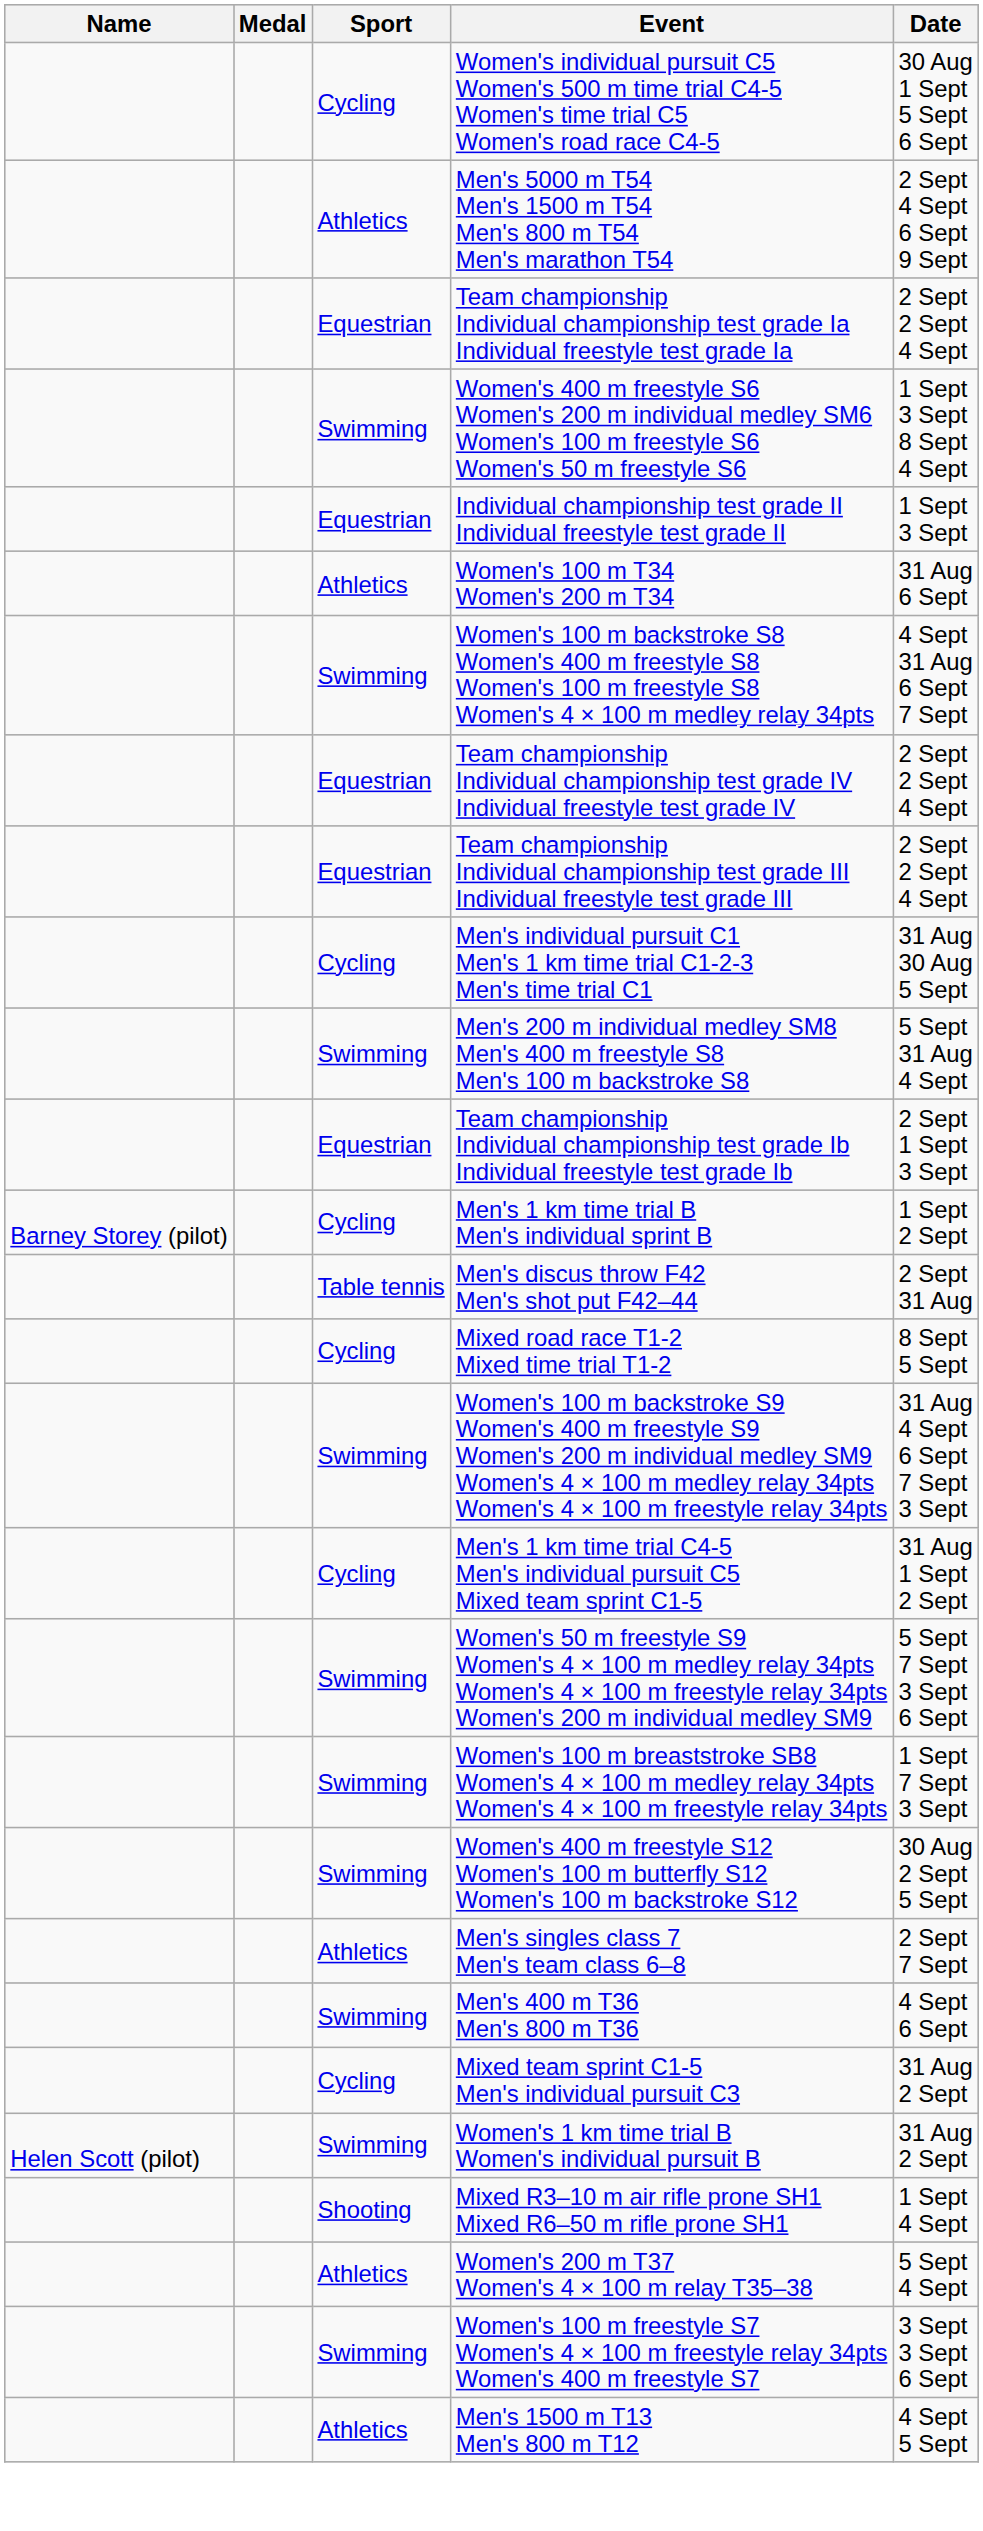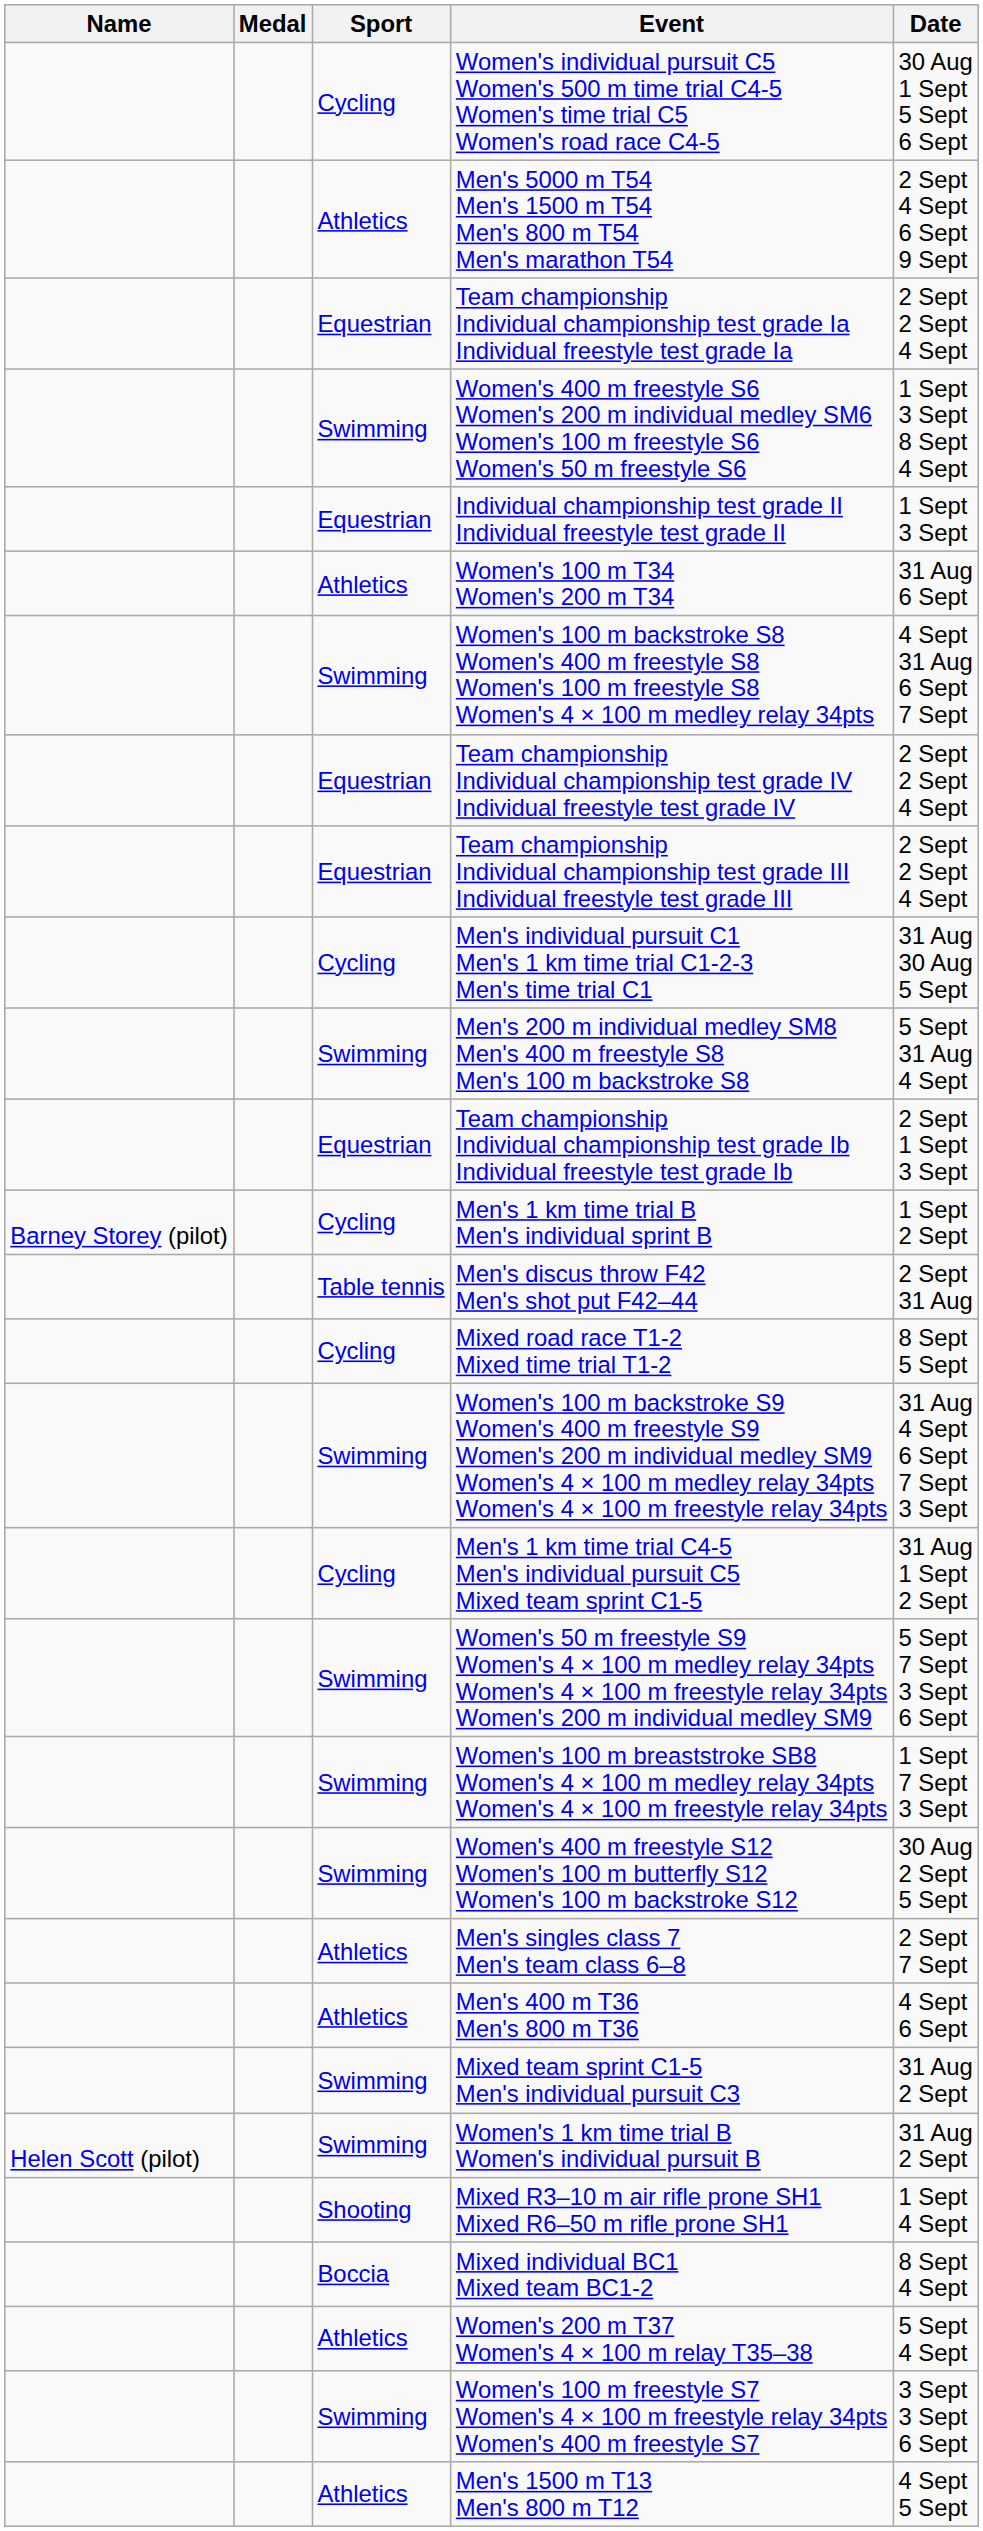(372, 2016) Swimming -> (363, 2016) Athletics
(357, 2080) Cycling -> (372, 2080) Swimming
+ row: (567, 2274)
